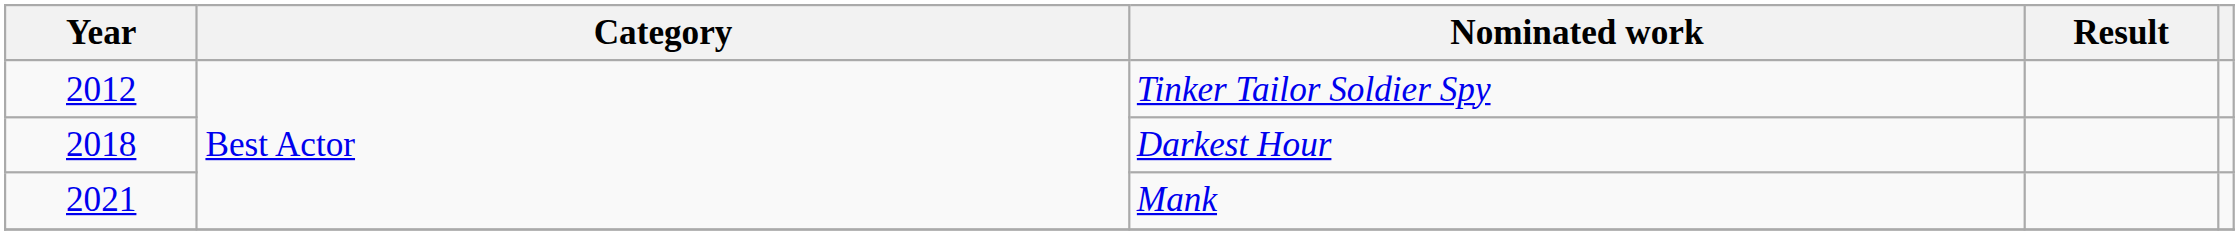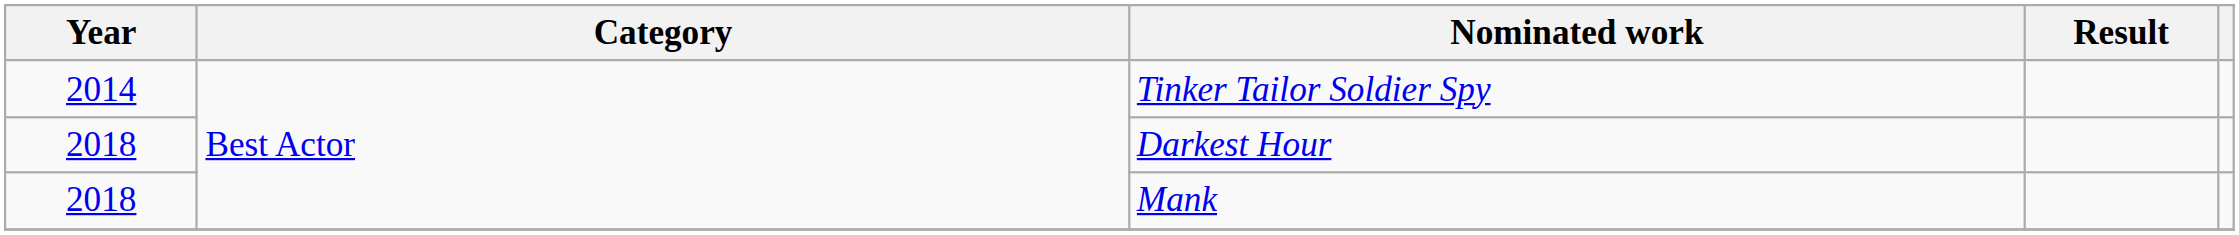(101, 88) 2012 -> (101, 88) 2014
(101, 199) 2021 -> (101, 199) 2018
